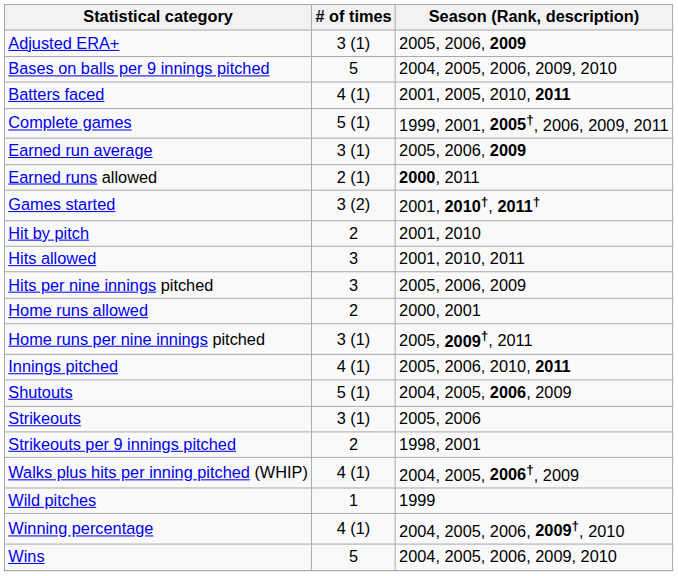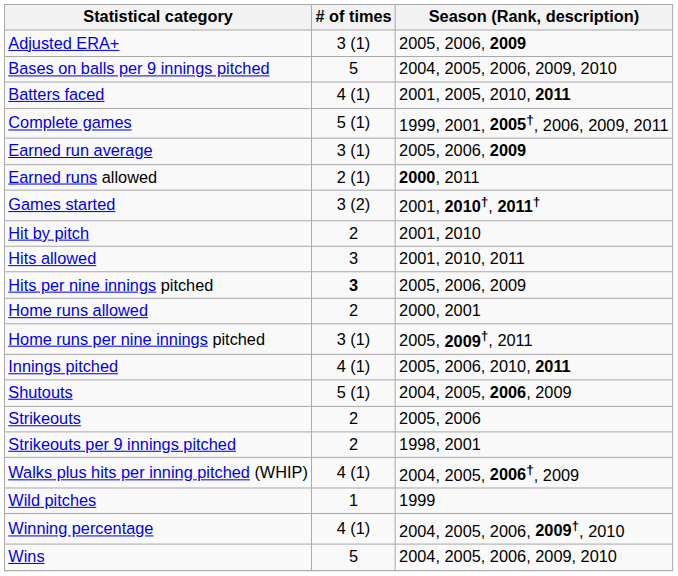(353, 285) normal -> (353, 285) bold
(353, 418) 3 (1) -> (353, 418) 2
